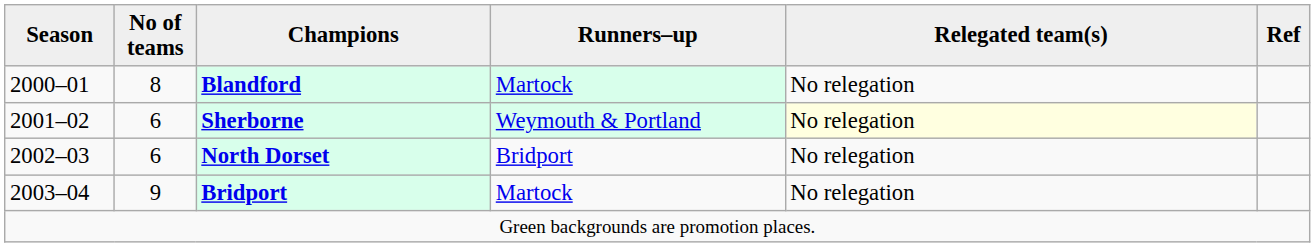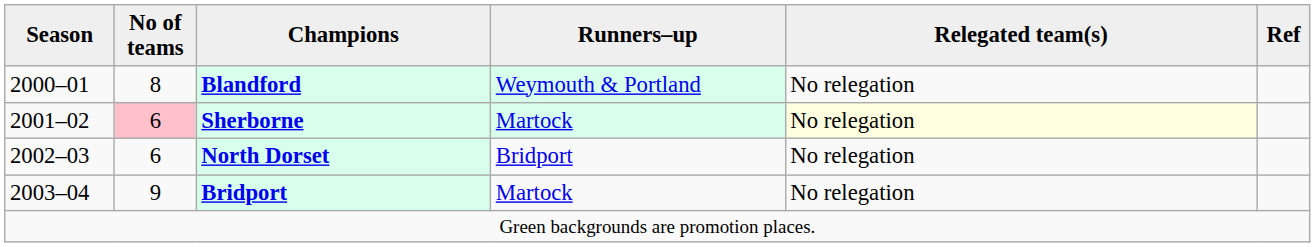(534, 84) Martock -> (598, 84) Weymouth & Portland
(155, 120) no background -> (155, 120) pink background
(598, 120) Weymouth & Portland -> (534, 120) Martock
